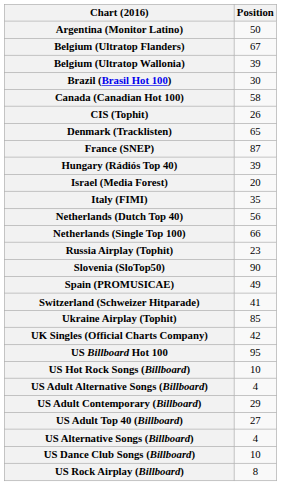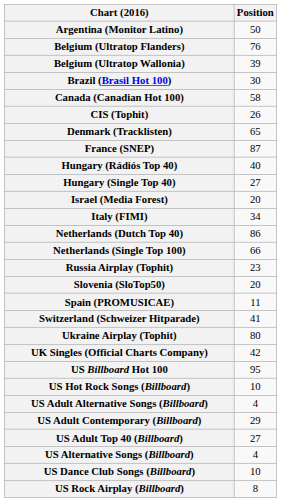(255, 47) 67 -> (255, 47) 76
(255, 166) 39 -> (255, 166) 40
+ row: (119, 183)
(255, 200) 35 -> (255, 217) 34
(255, 217) 56 -> (255, 234) 86
(255, 268) 90 -> (255, 285) 20
(255, 285) 49 -> (255, 302) 11
(255, 319) 85 -> (255, 336) 80
